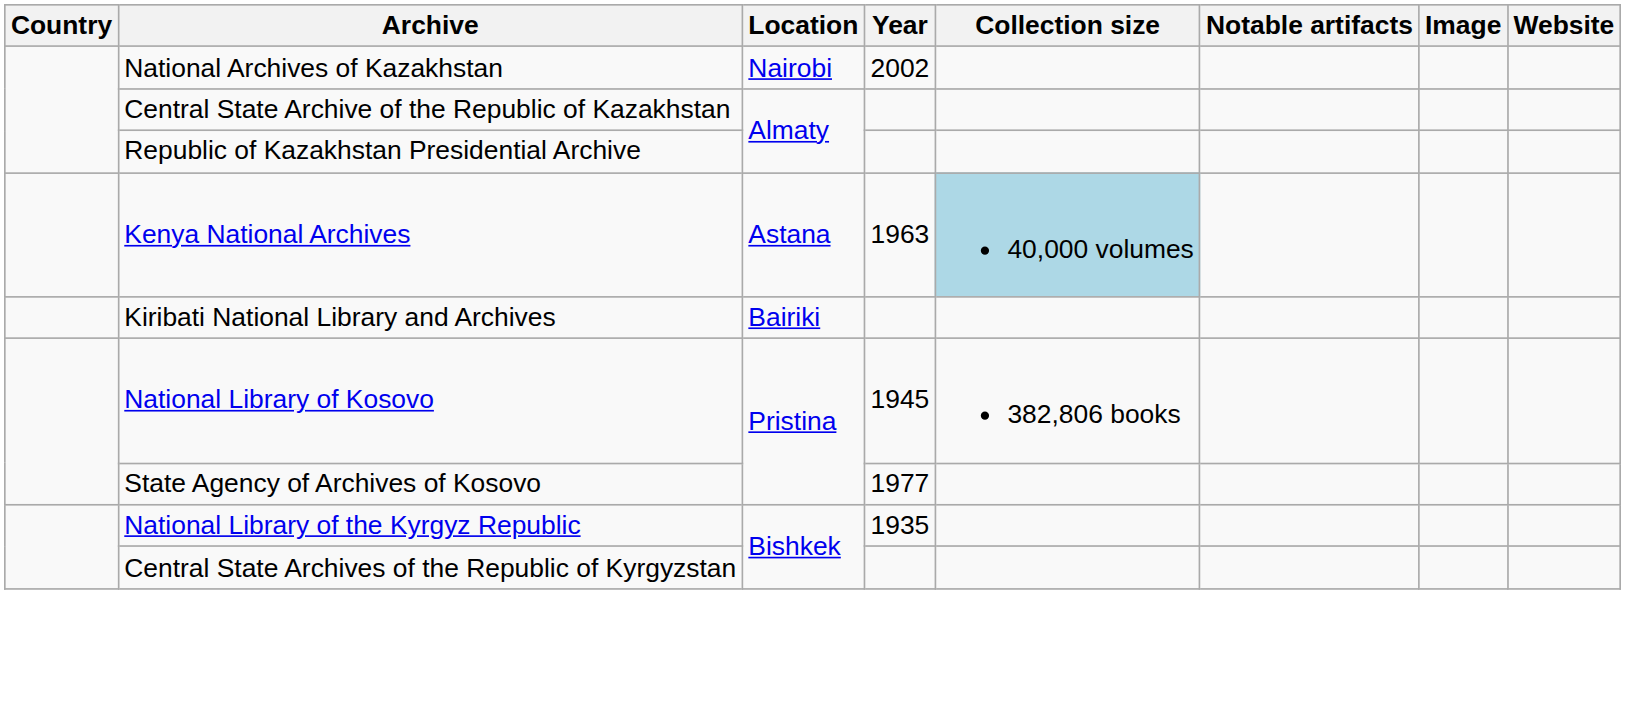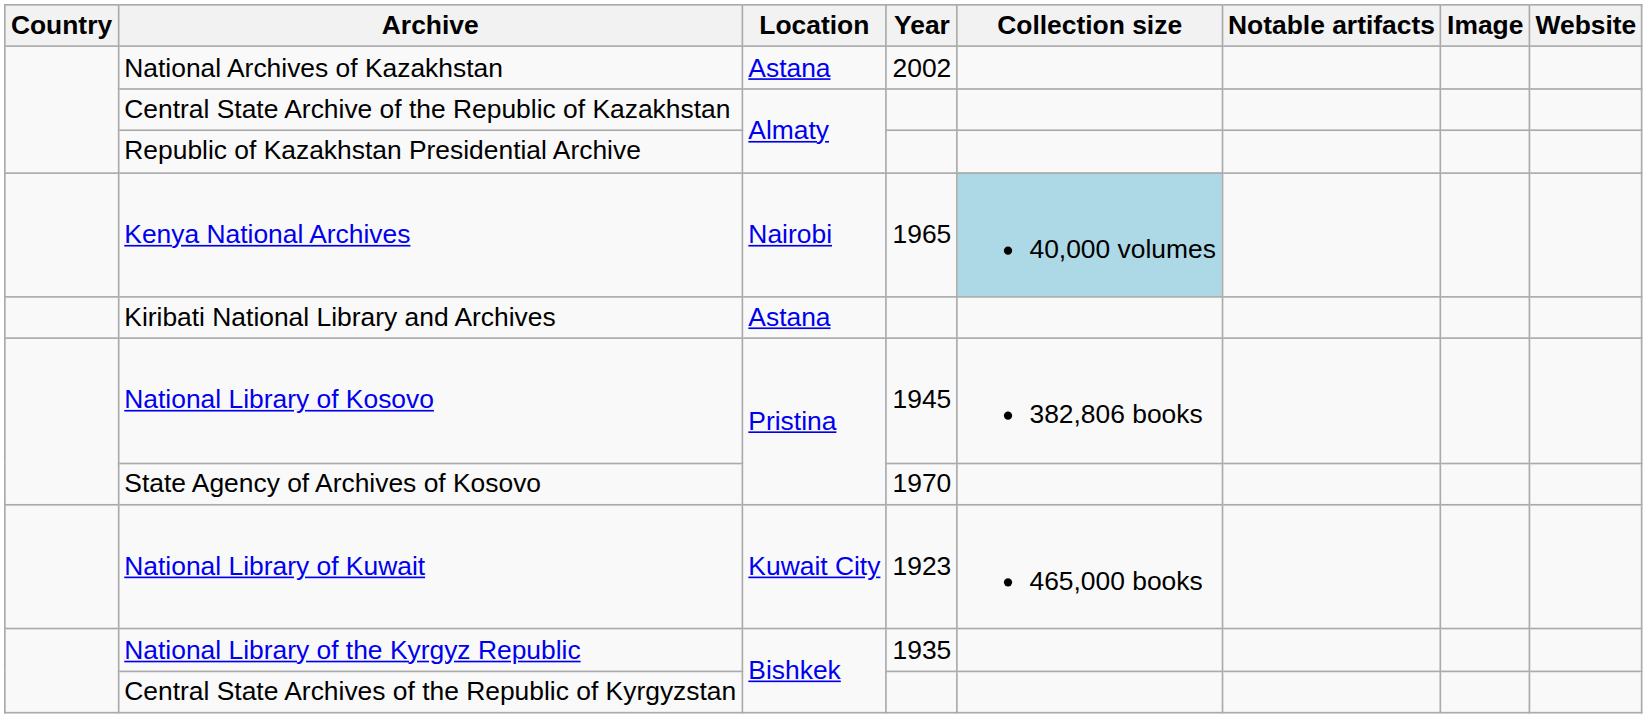(790, 67) Nairobi -> (789, 67) Astana
(789, 234) Astana -> (790, 234) Nairobi
(900, 234) 1963 -> (922, 234) 1965
(784, 317) Bairiki -> (789, 317) Astana
(900, 483) 1977 -> (922, 483) 1970
+ row: (275, 566)
